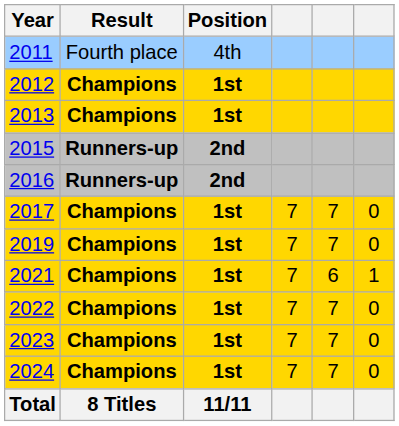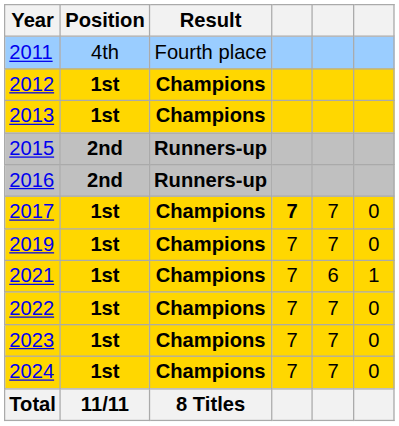columns swapped: (122, 20) <-> (227, 20)
(292, 212) normal -> (292, 212) bold
